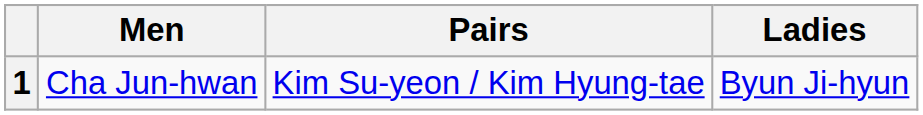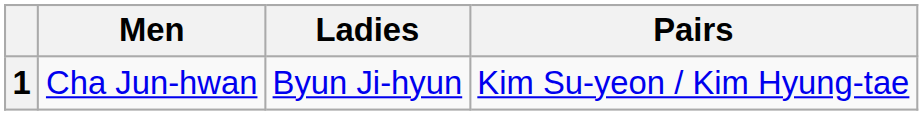columns swapped: (815, 30) <-> (489, 30)
